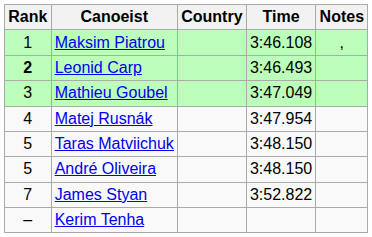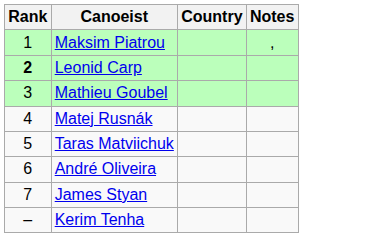- column: (281, 17)
(28, 169) 5 -> (28, 169) 6
